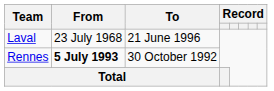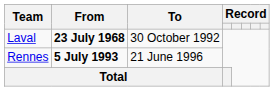(88, 38) normal -> (89, 38) bold
(164, 38) 21 June 1996 -> (175, 38) 30 October 1992
(172, 57) 30 October 1992 -> (167, 57) 21 June 1996
